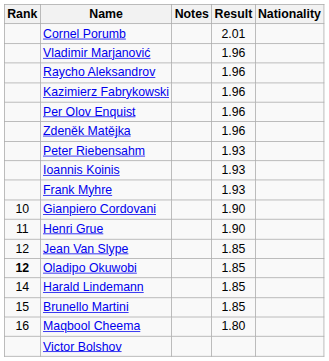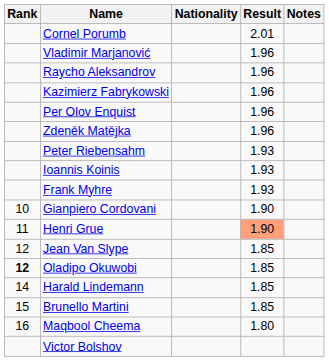columns swapped: (289, 14) <-> (192, 14)
(233, 229) no background -> (262, 229) lightsalmon background
